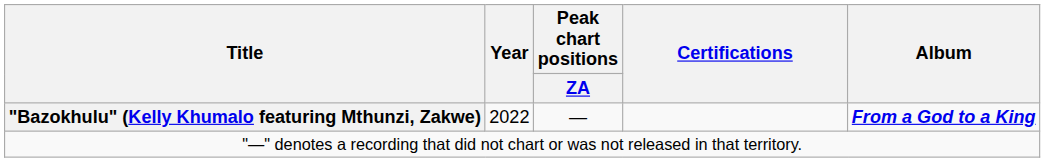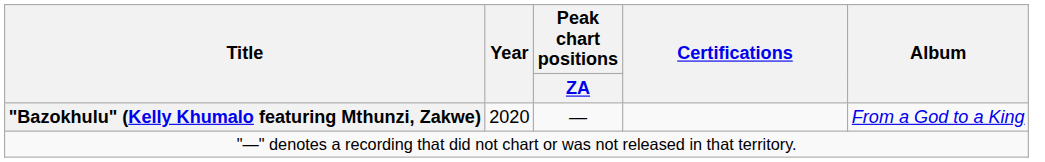(509, 116) 2022 -> (509, 116) 2020
(944, 116) bold -> (938, 116) normal
